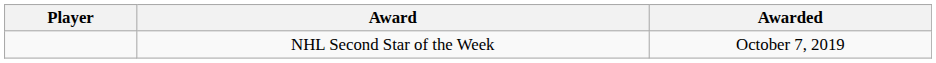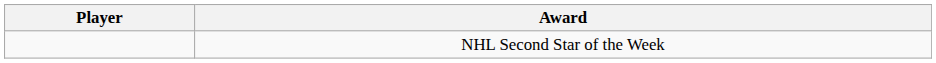- column: (790, 17)
